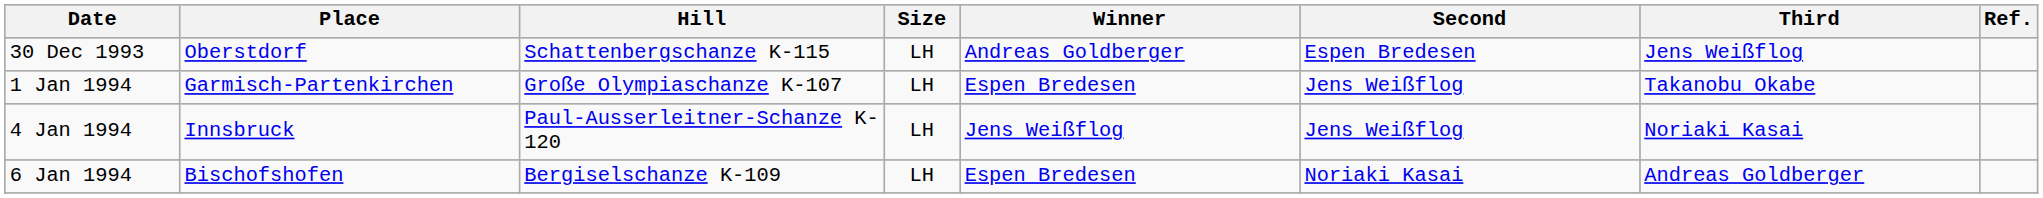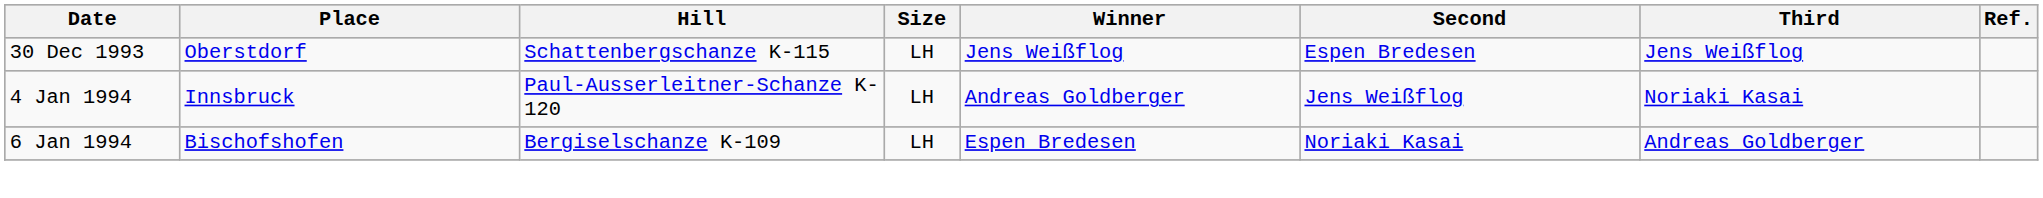(1075, 55) Andreas Goldberger -> (1044, 55) Jens Weißflog
- row: (71, 87)
(1044, 132) Jens Weißflog -> (1075, 99) Andreas Goldberger
